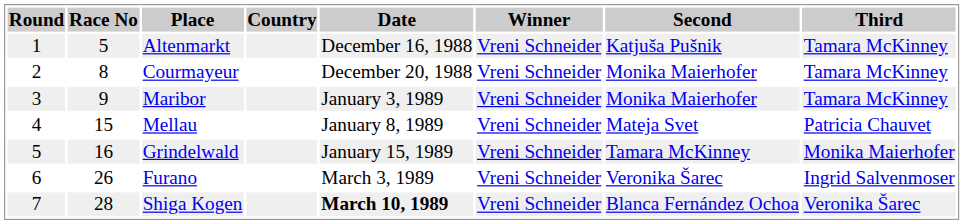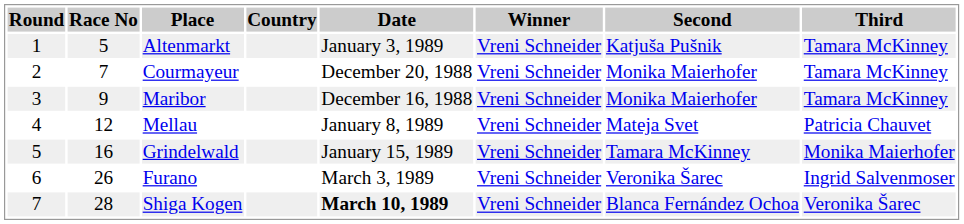(397, 45) December 16, 1988 -> (382, 45) January 3, 1989
(103, 72) 8 -> (103, 72) 7
(382, 98) January 3, 1989 -> (397, 98) December 16, 1988
(103, 125) 15 -> (103, 125) 12
